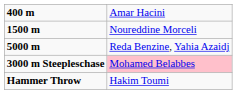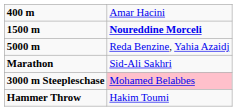(153, 30) normal -> (156, 30) bold
+ row: (30, 64)
